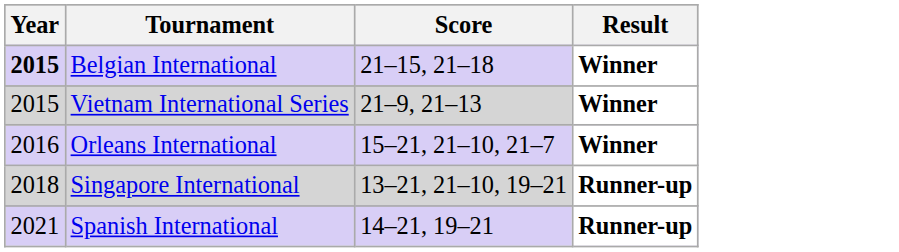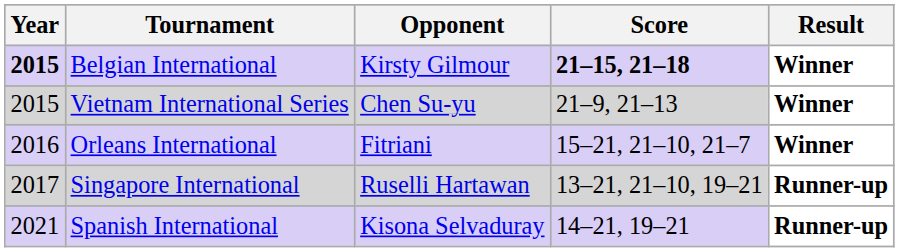+ column: (452, 24)
(427, 65) normal -> (623, 65) bold
(35, 185) 2018 -> (35, 185) 2017
